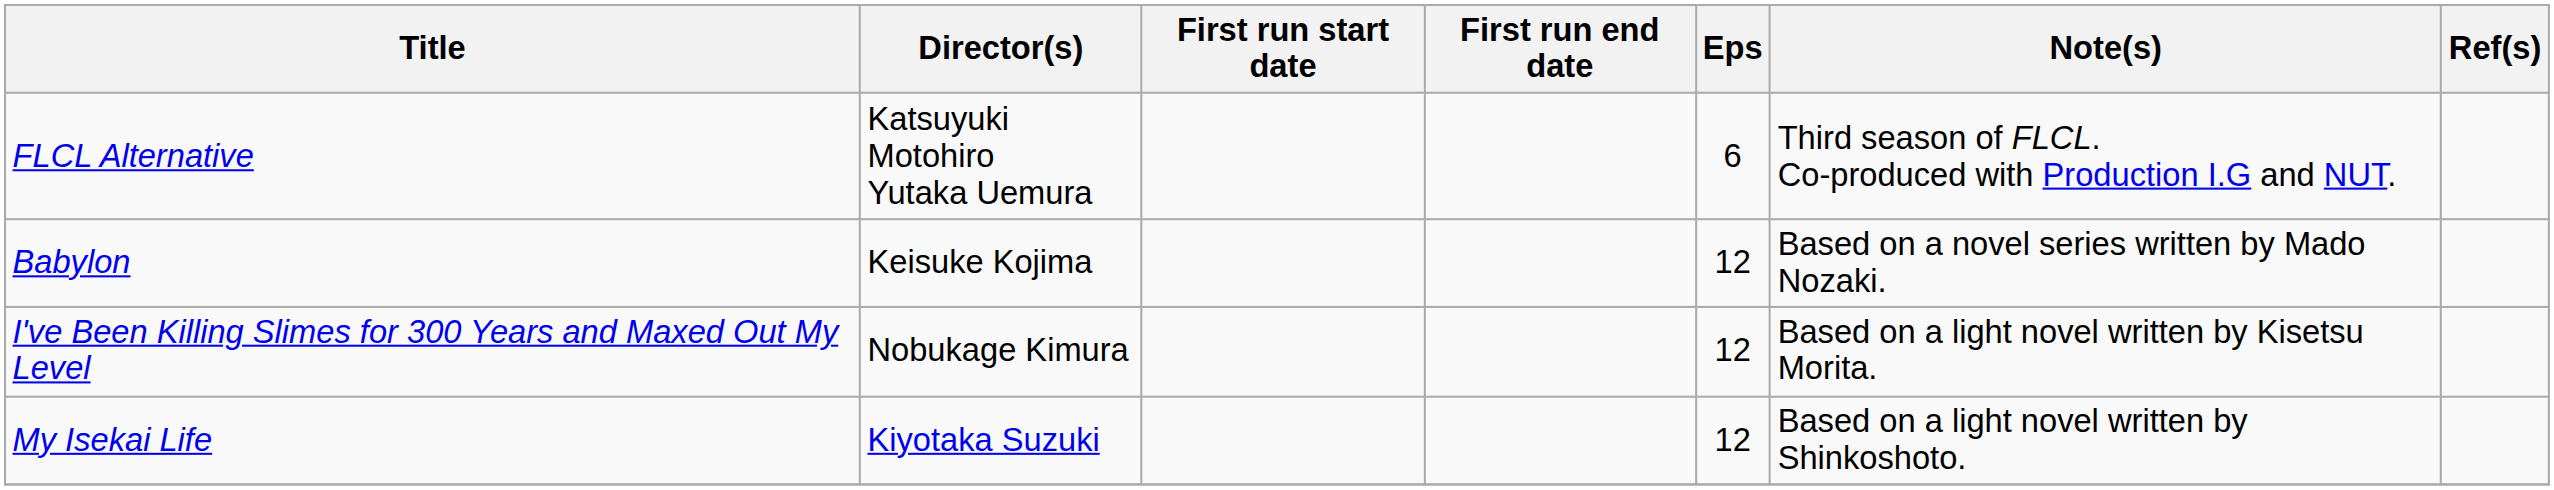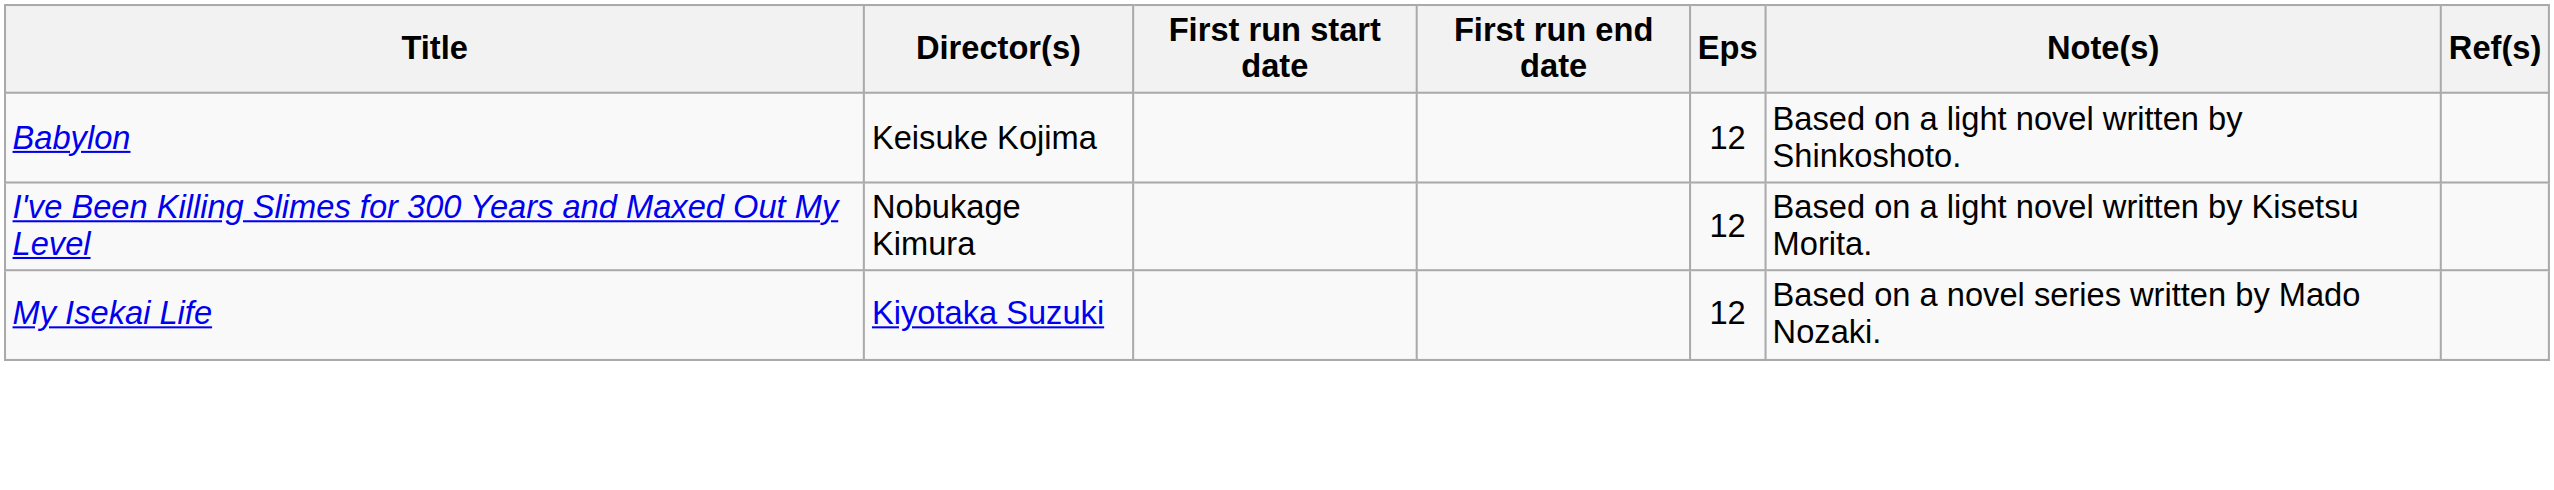- row: (133, 155)
(2072, 262) Based on a novel series written by Mado Nozaki. -> (2008, 137) Based on a light novel written by Shinkoshoto.
(2013, 439) Based on a light novel written by Shinkoshoto. -> (2067, 314) Based on a novel series written by Mado Nozaki.
